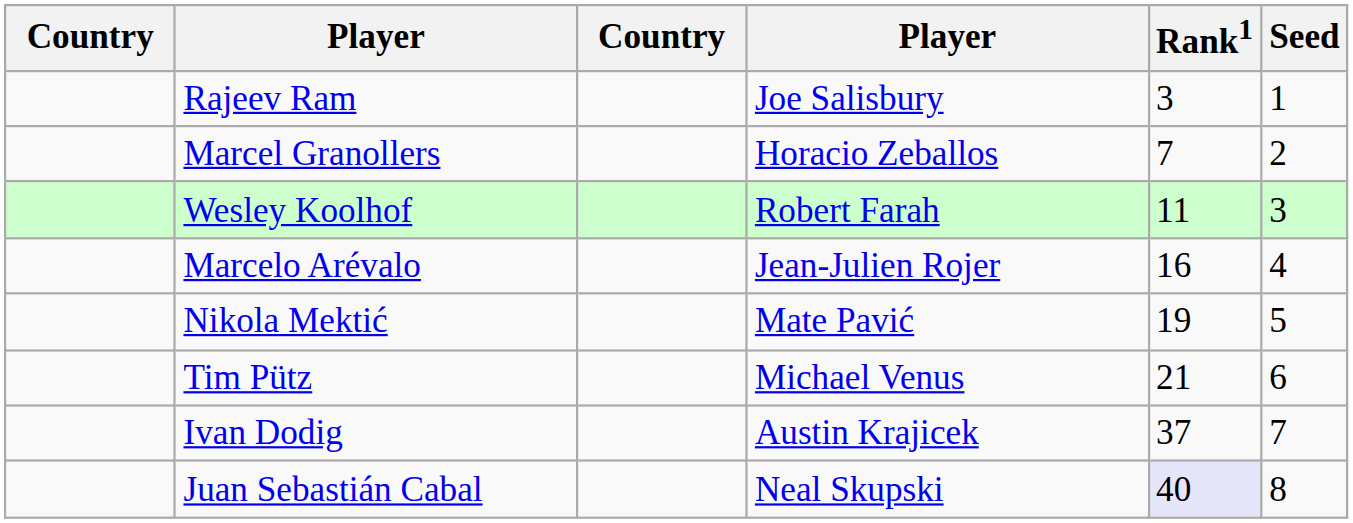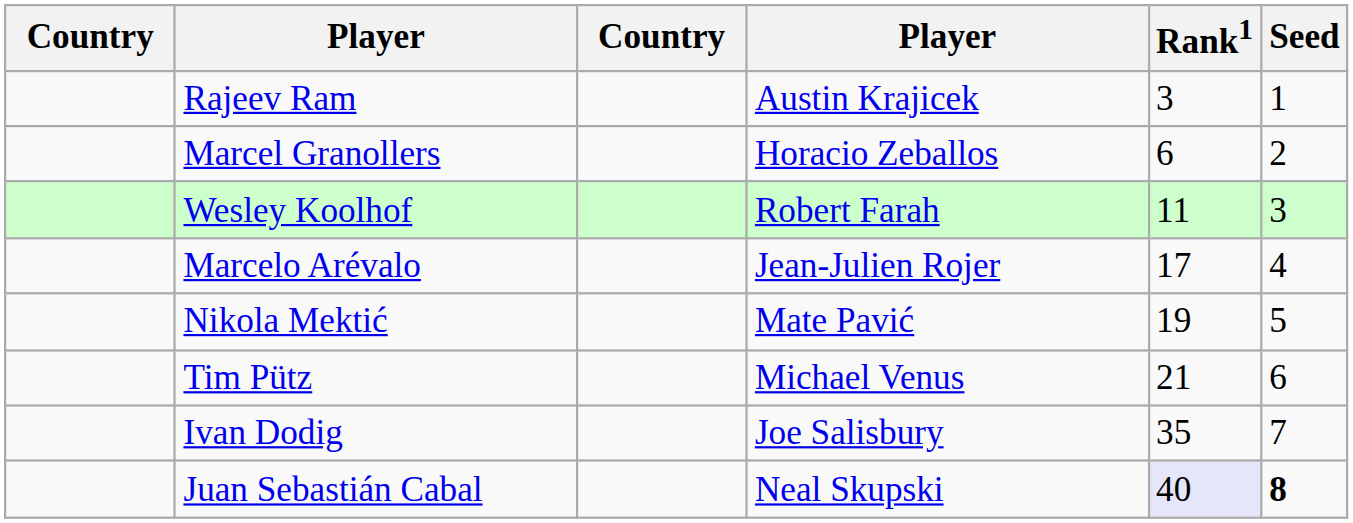(849, 97) Joe Salisbury -> (867, 97) Austin Krajicek
(1165, 153) 7 -> (1165, 153) 6
(1174, 265) 16 -> (1174, 265) 17
(867, 432) Austin Krajicek -> (849, 432) Joe Salisbury
(1174, 432) 37 -> (1174, 432) 35
(1278, 488) normal -> (1278, 488) bold
